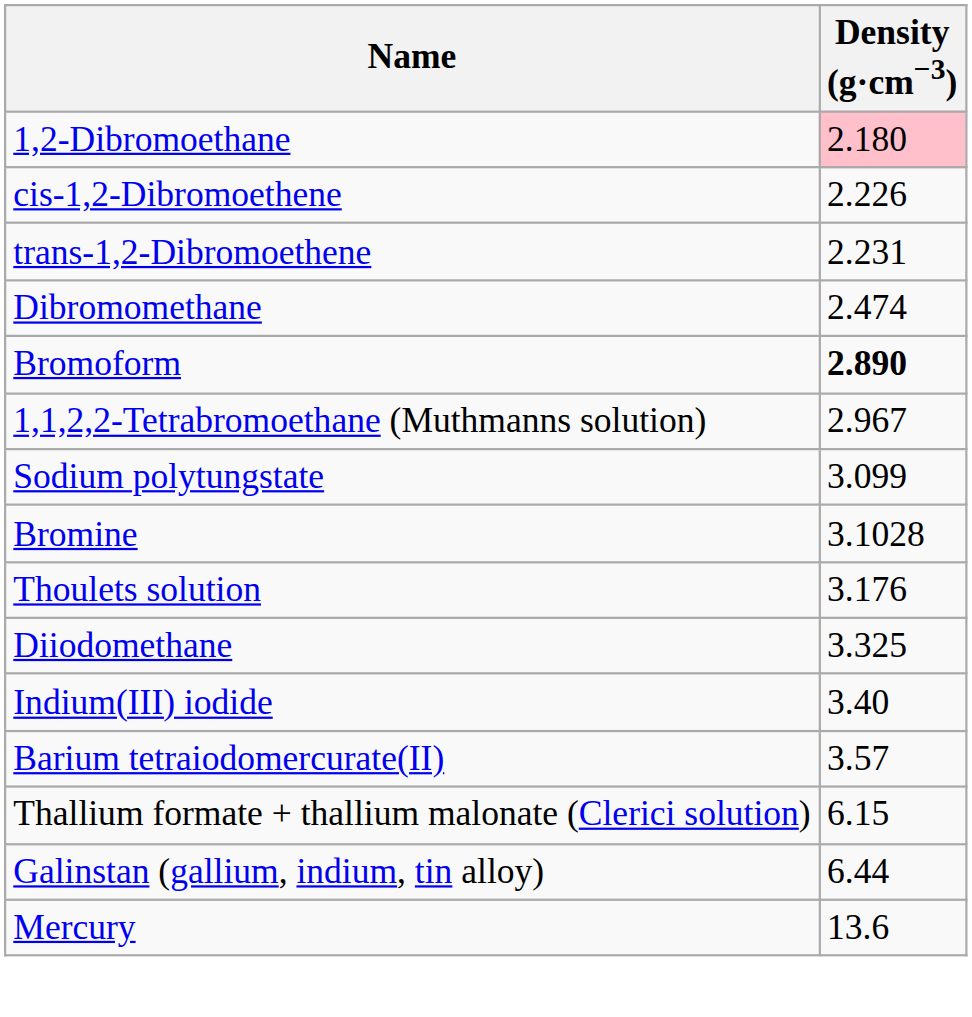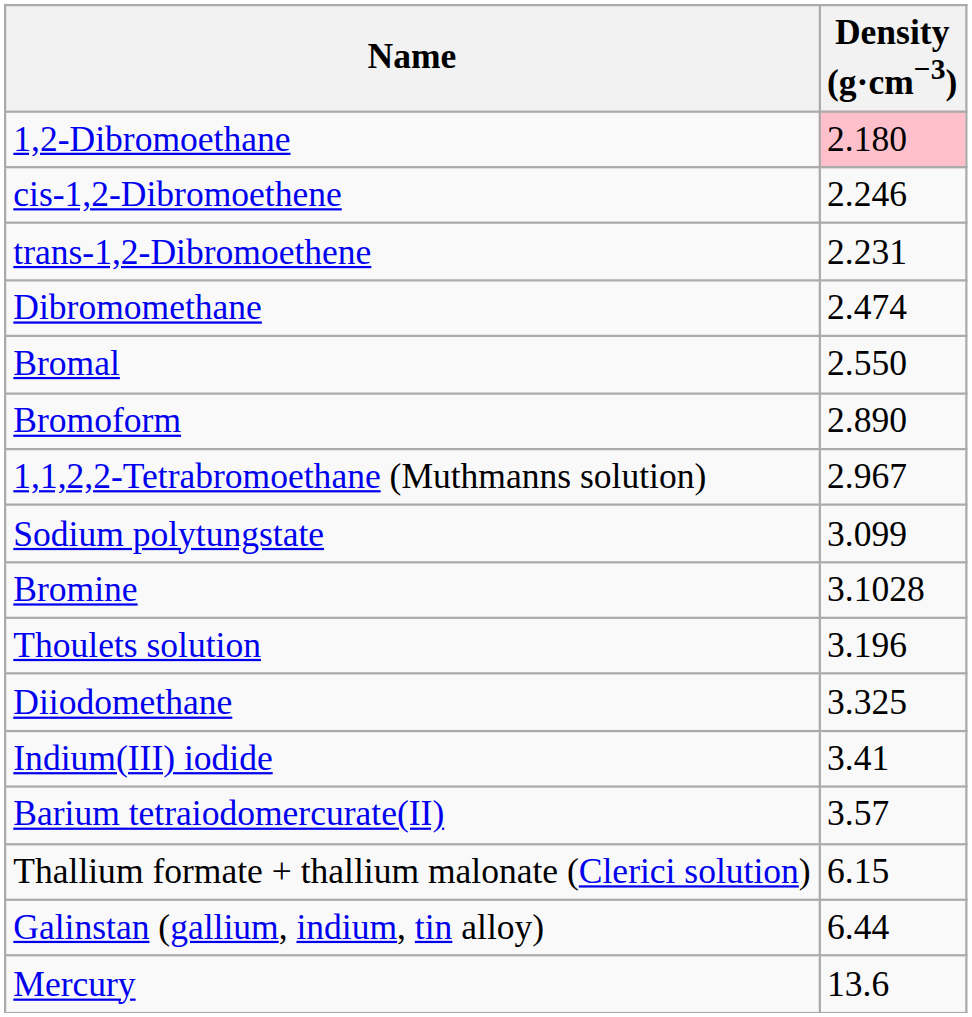(867, 194) 2.226 -> (867, 194) 2.246
+ row: (67, 363)
(867, 363) bold -> (867, 420) normal
(867, 589) 3.176 -> (867, 645) 3.196
(858, 701) 3.40 -> (858, 758) 3.41
